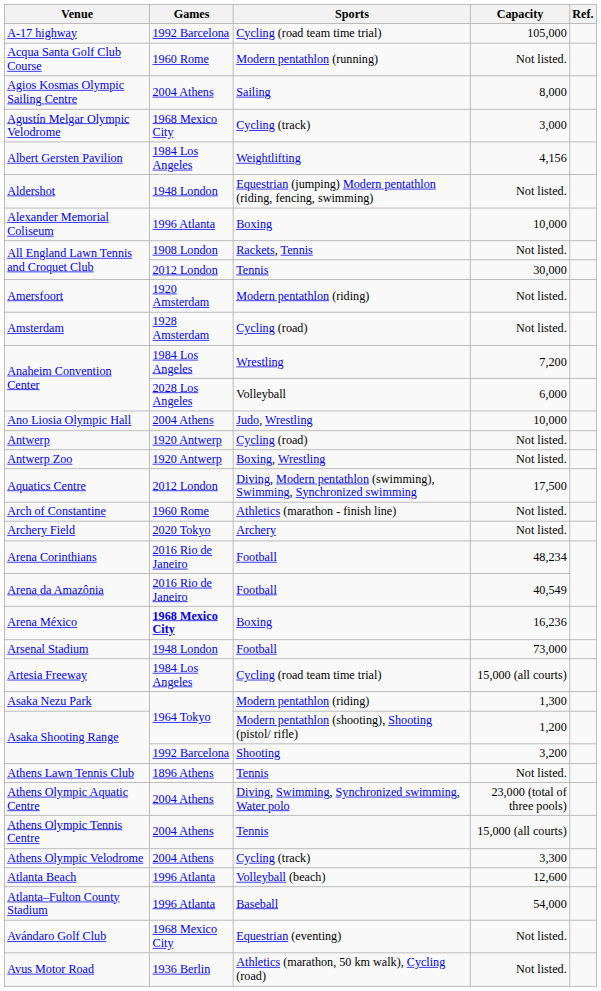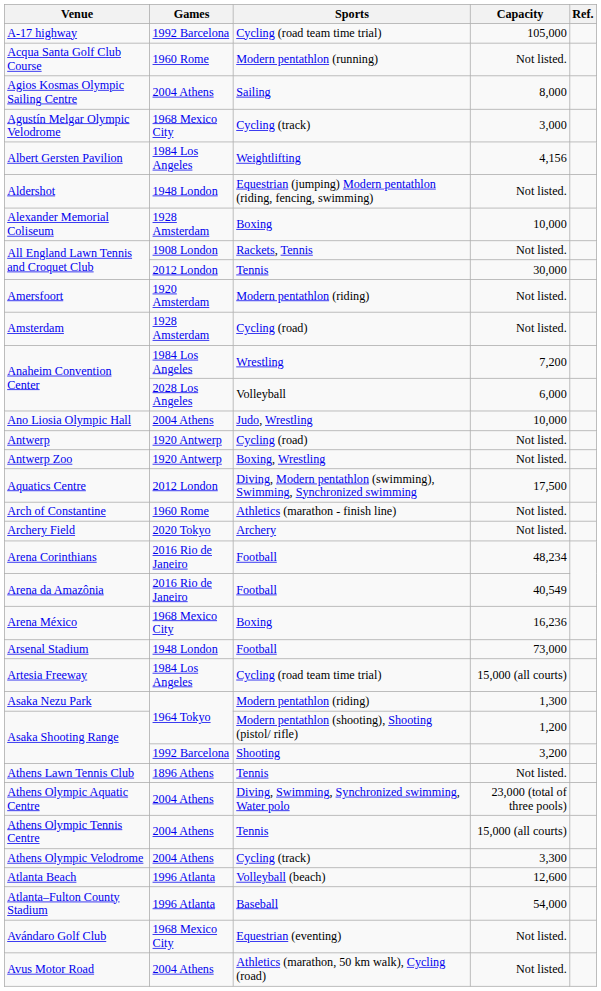(184, 224) 1996 Atlanta -> (181, 224) 1928 Amsterdam
(185, 623) bold -> (185, 623) normal
(181, 969) 1936 Berlin -> (183, 969) 2004 Athens
